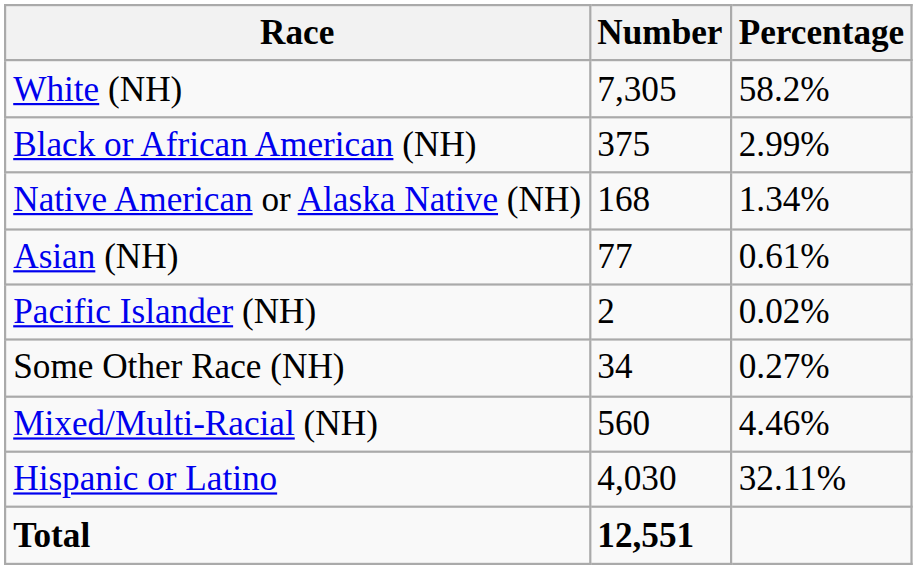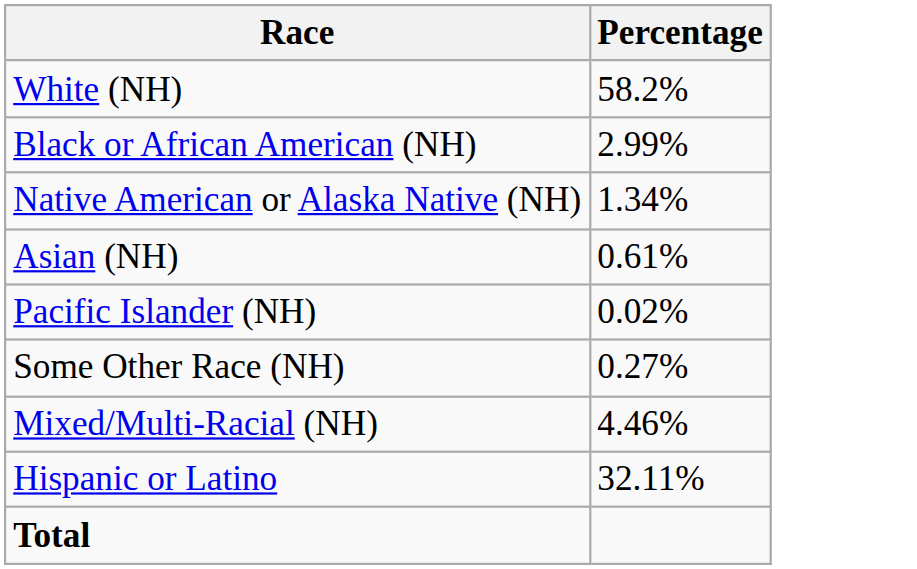- column: (660, 32)
